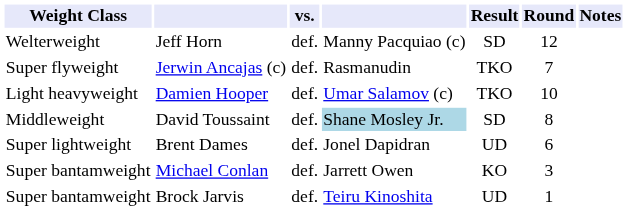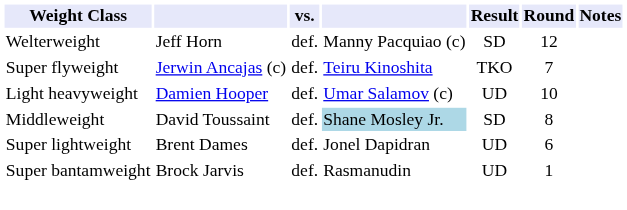(367, 67) Rasmanudin -> (378, 67) Teiru Kinoshita
(495, 93) TKO -> (495, 93) UD
- row: (212, 170)
(378, 196) Teiru Kinoshita -> (367, 170) Rasmanudin
